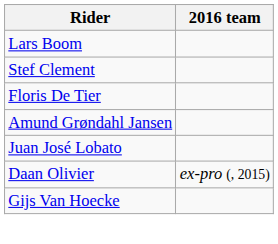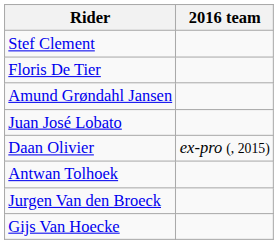- row: (45, 43)
+ row: (63, 174)
+ row: (85, 200)
